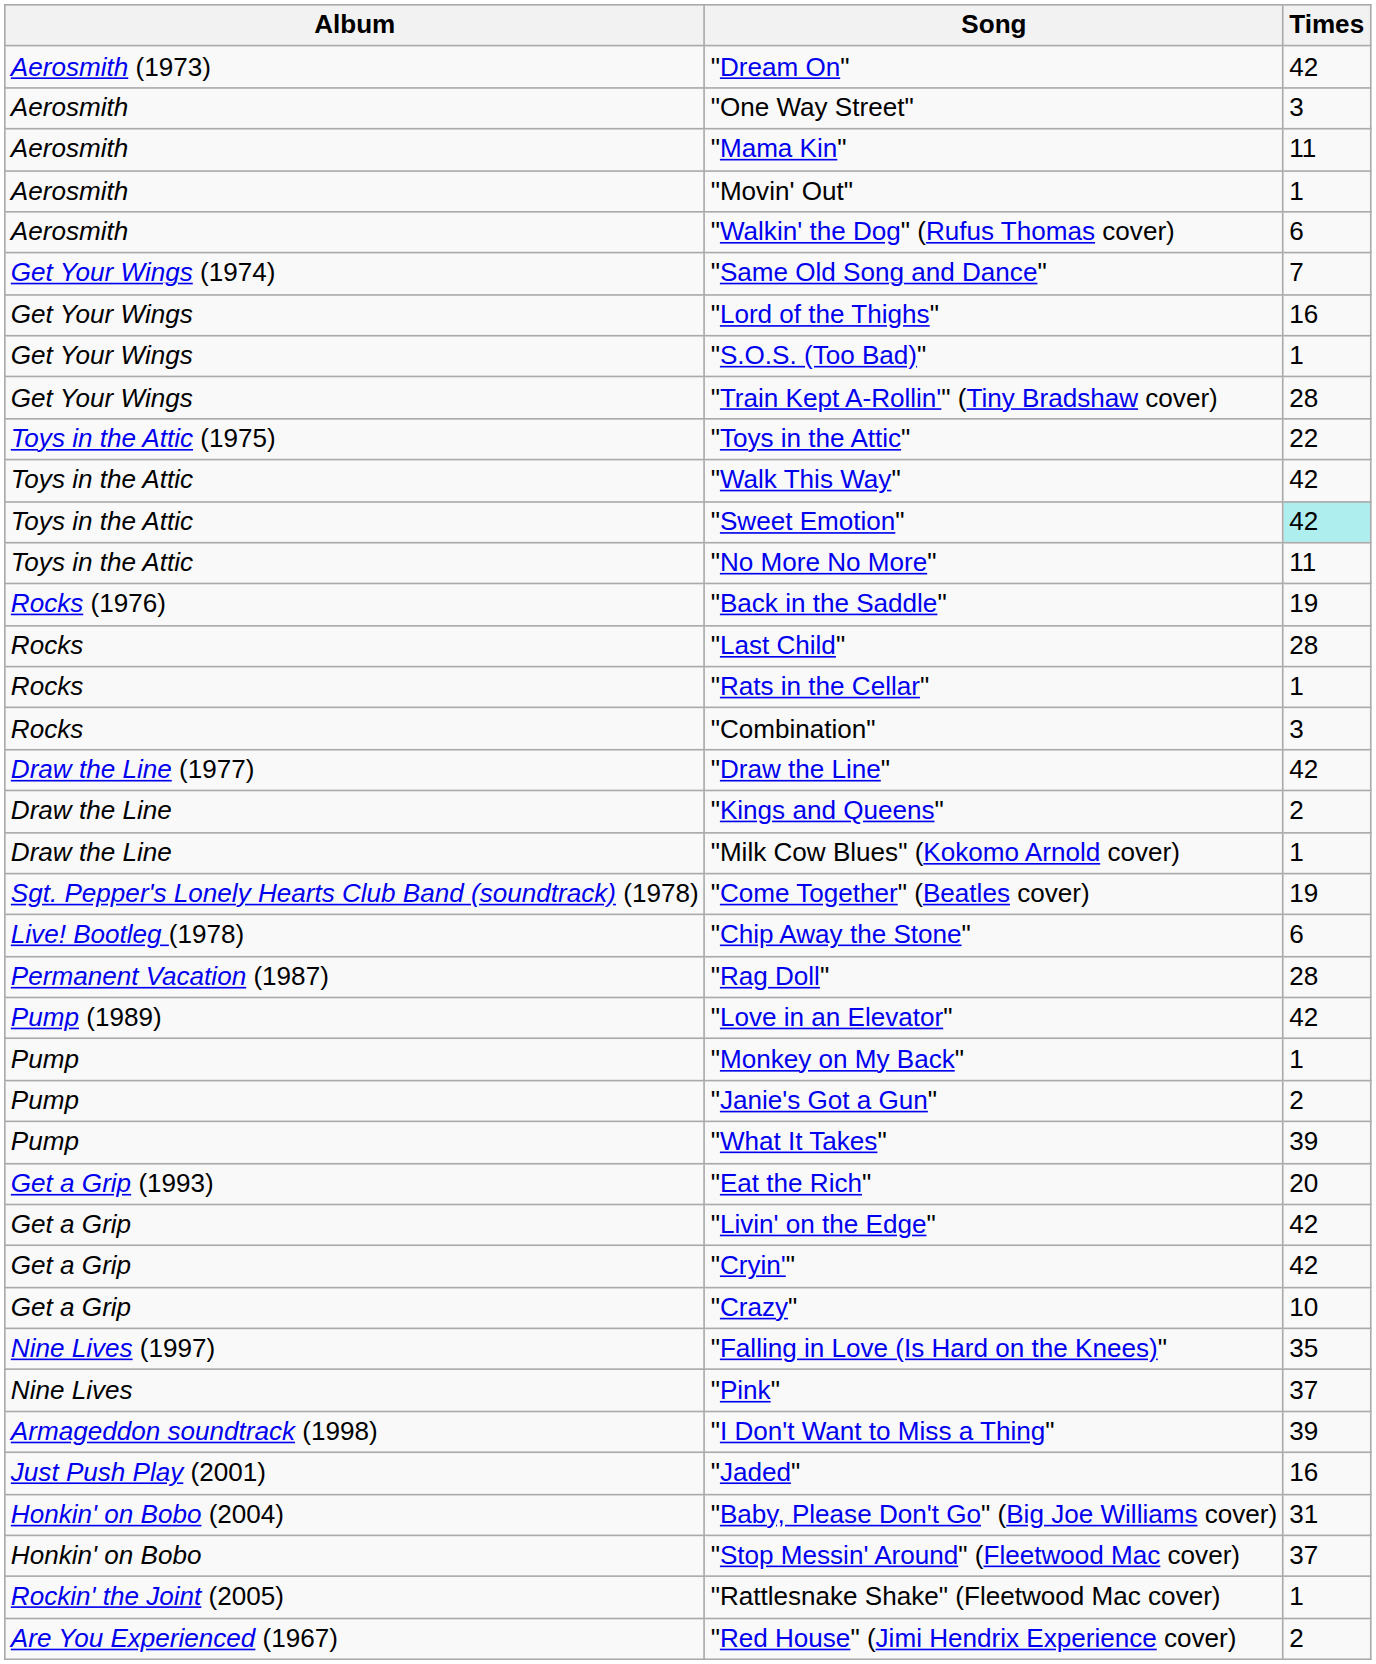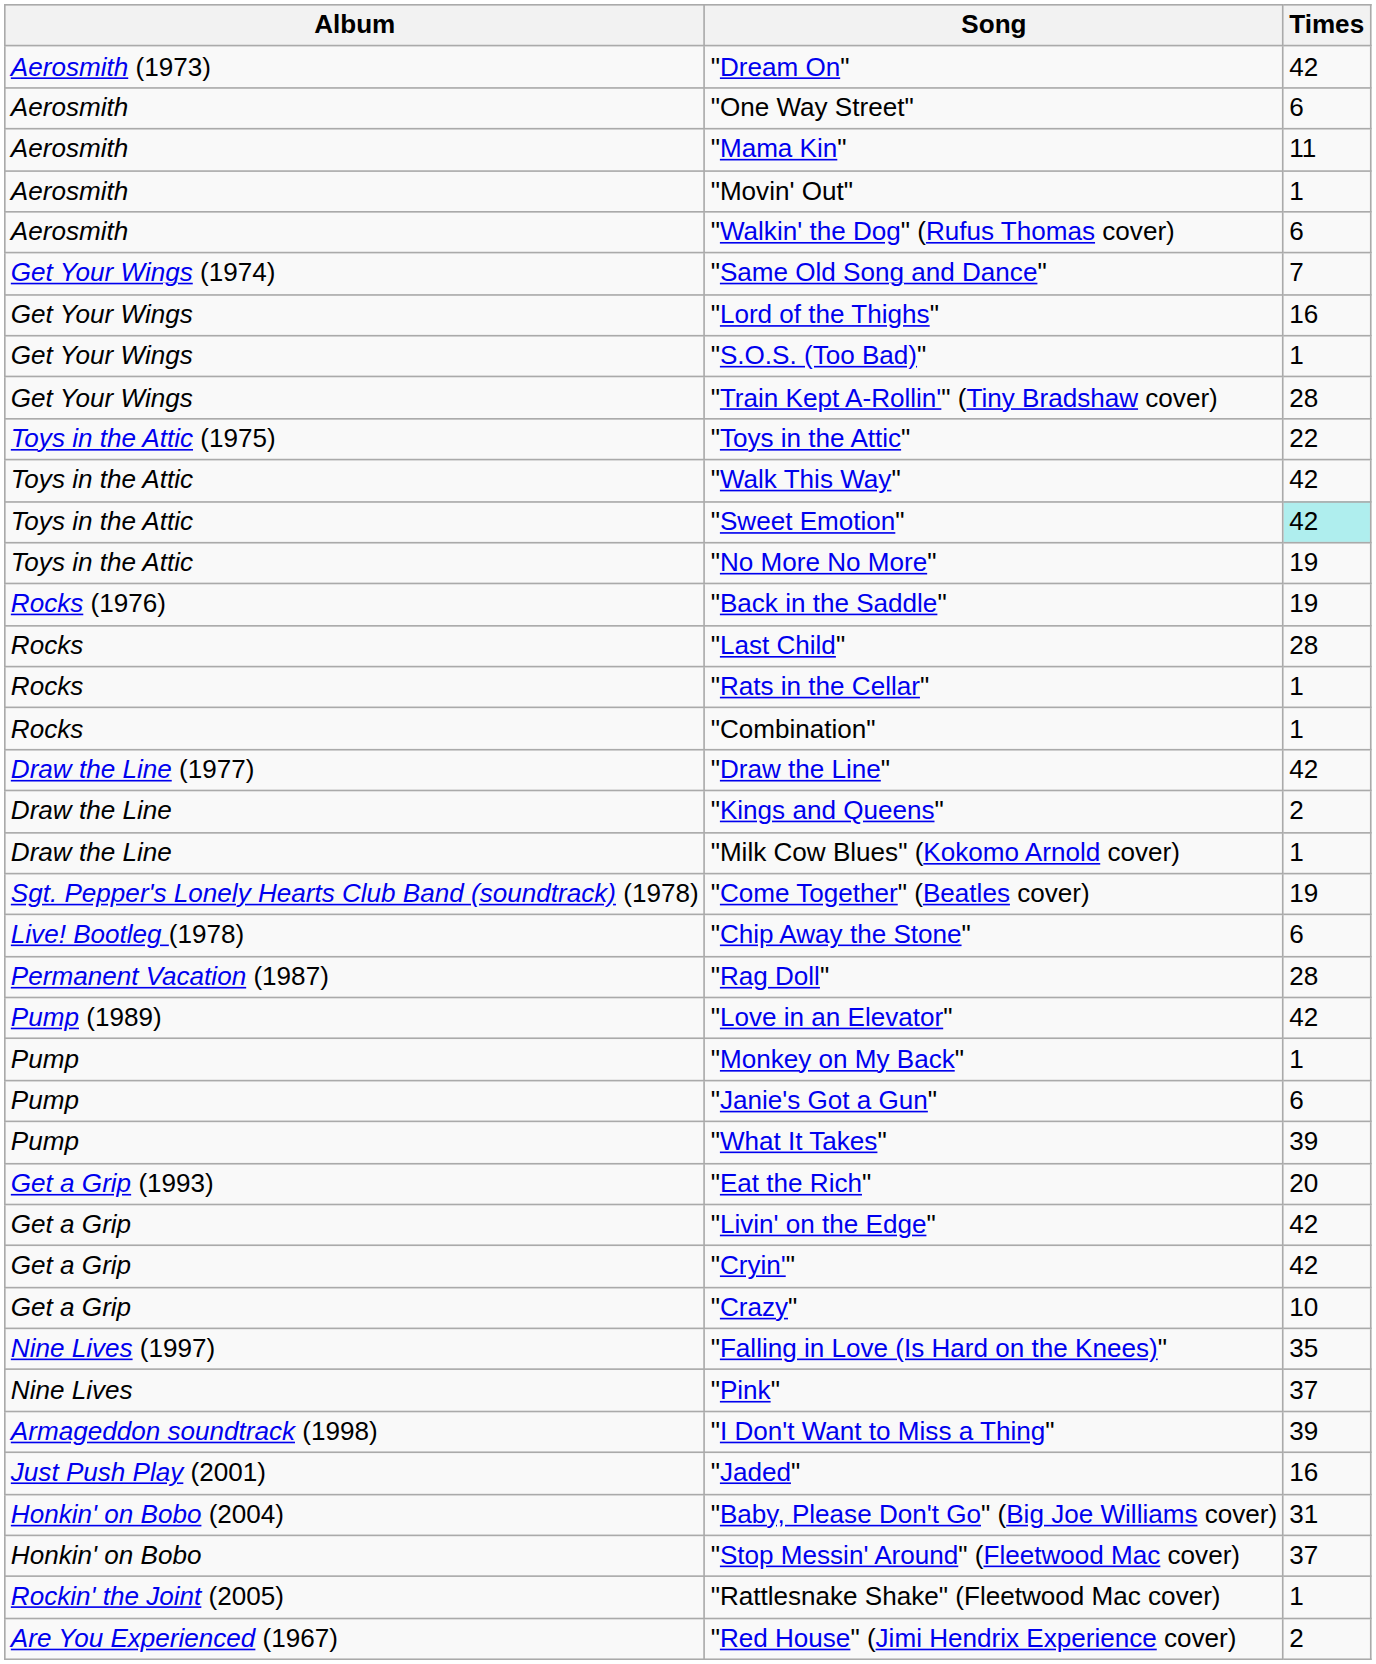(1296, 107) 3 -> (1296, 107) 6
(1303, 562) 11 -> (1304, 562) 19
(1296, 728) 3 -> (1296, 728) 1
(1296, 1100) 2 -> (1296, 1100) 6
